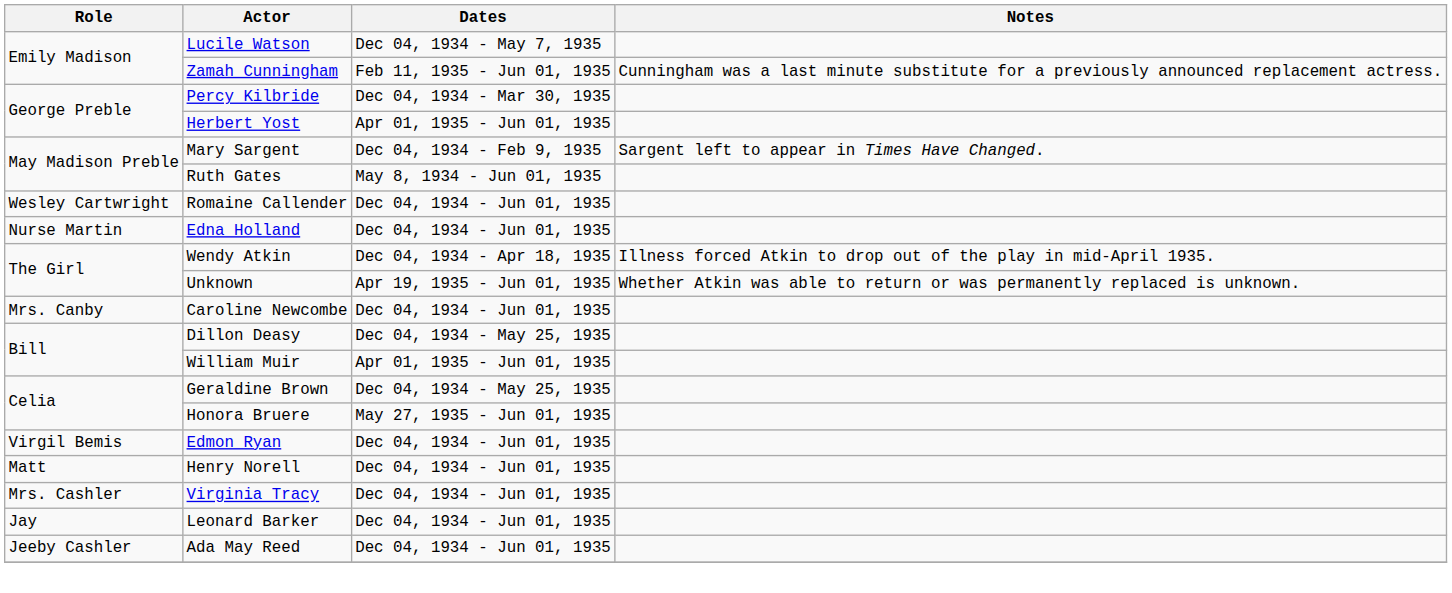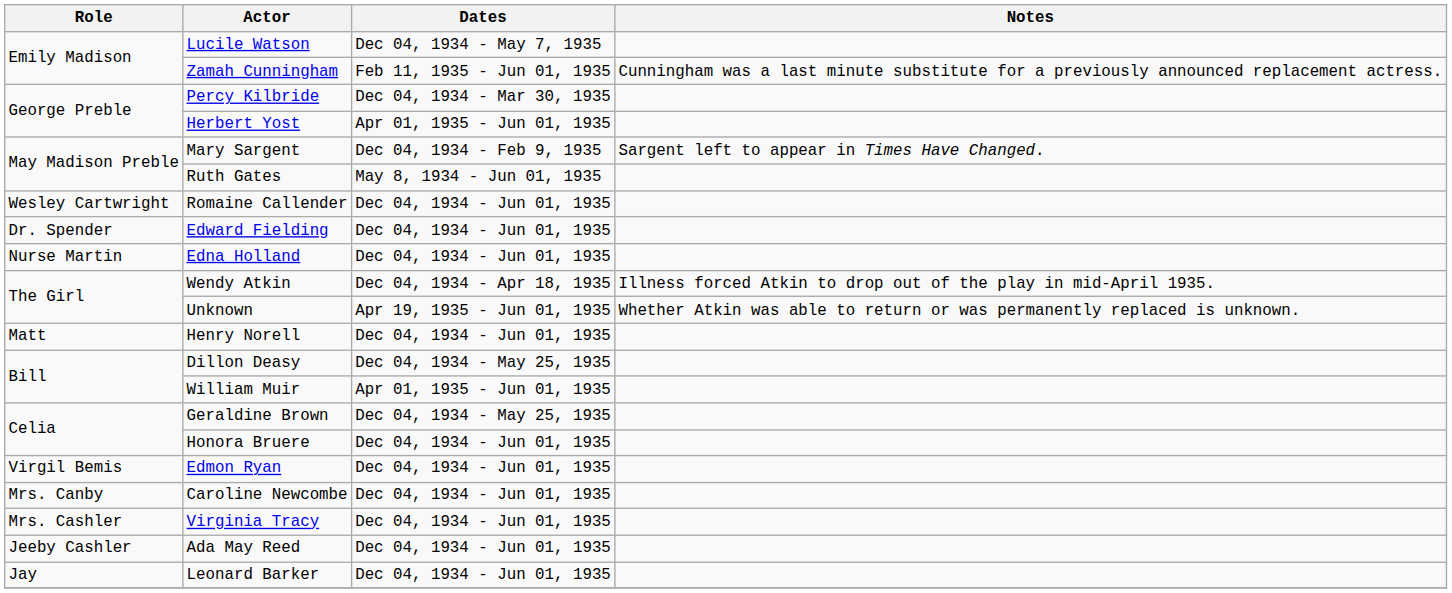+ row: (258, 230)
rows swapped: (243, 469) <-> (267, 310)
(483, 416) May 27, 1935 - Jun 01, 1935 -> (483, 442) Dec 04, 1934 - Jun 01, 1935
rows swapped: (243, 548) <-> (253, 522)
